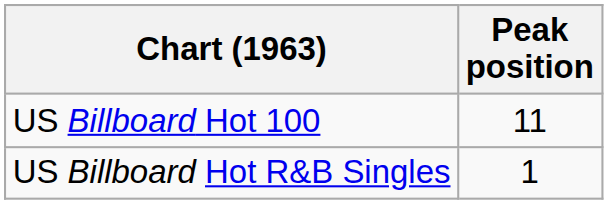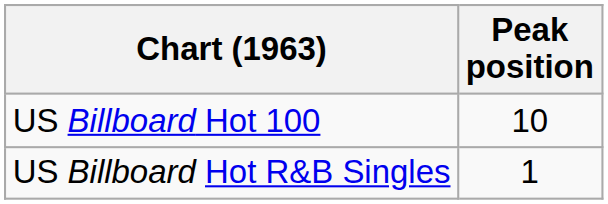(530, 119) 11 -> (530, 119) 10
